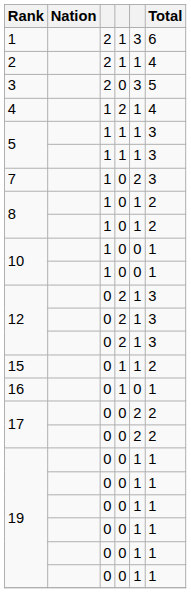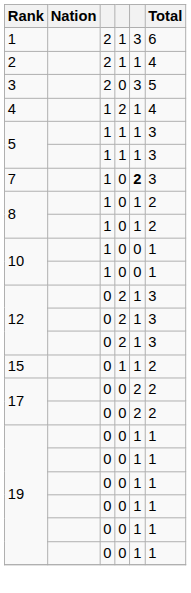(137, 179) normal -> (137, 179) bold
- row: (16, 389)
